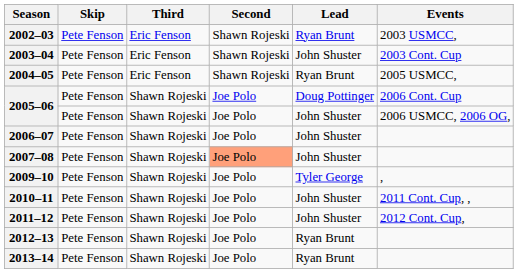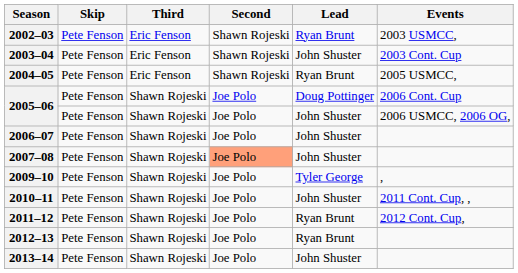(328, 217) John Shuster -> (325, 217) Ryan Brunt
(325, 258) Ryan Brunt -> (328, 258) John Shuster
